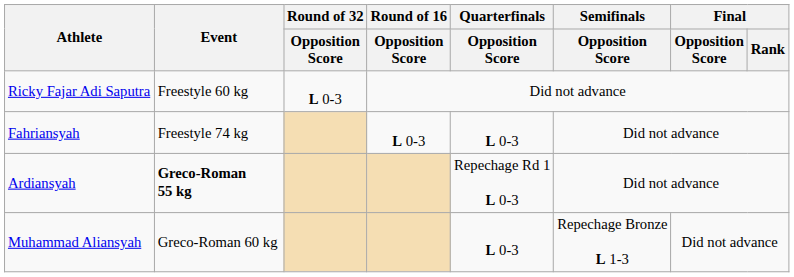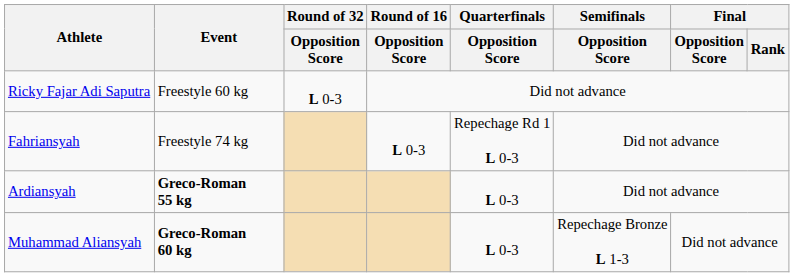(502, 141) L 0-3 -> (502, 141) Repechage Rd 1 L 0-3
(502, 183) Repechage Rd 1 L 0-3 -> (502, 200) L 0-3
(218, 242) normal -> (202, 242) bold
